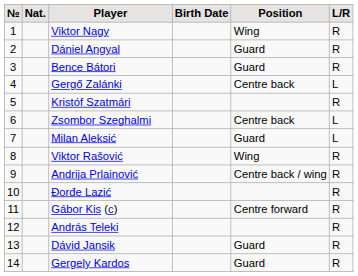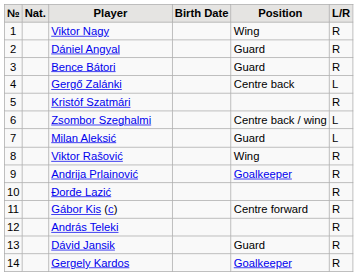(264, 120) Centre back -> (280, 120) Centre back / wing
(280, 174) Centre back / wing -> (263, 174) Goalkeeper
(249, 263) Guard -> (263, 263) Goalkeeper
